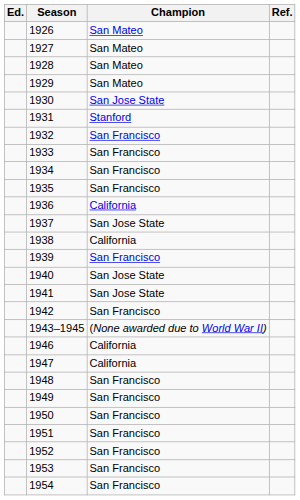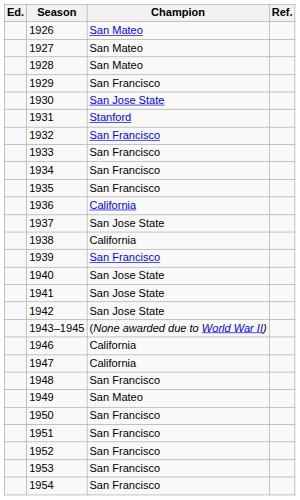(116, 83) San Mateo -> (125, 83) San Francisco
(125, 310) San Francisco -> (127, 310) San Jose State
(125, 398) San Francisco -> (116, 398) San Mateo
